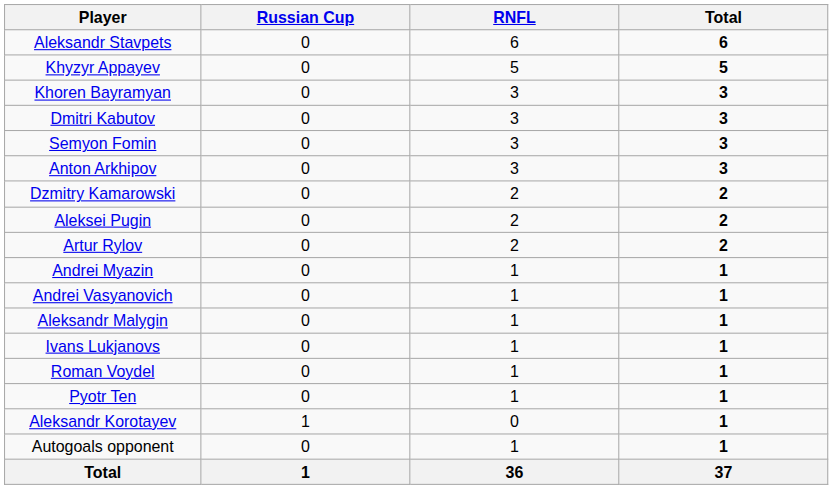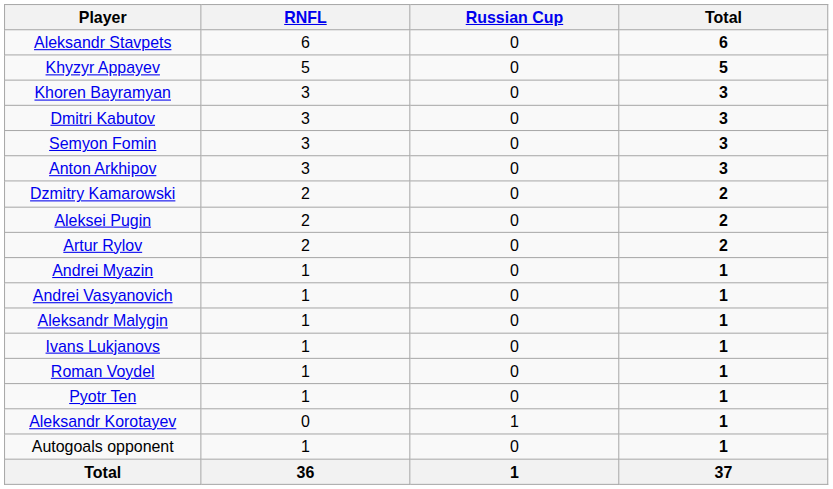columns swapped: (514, 17) <-> (305, 17)
